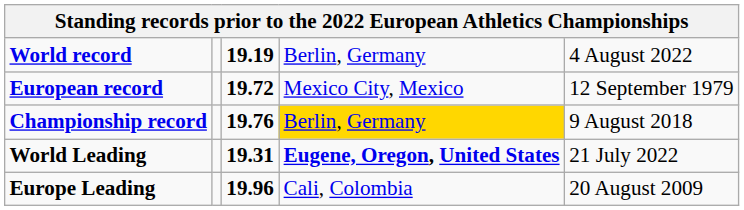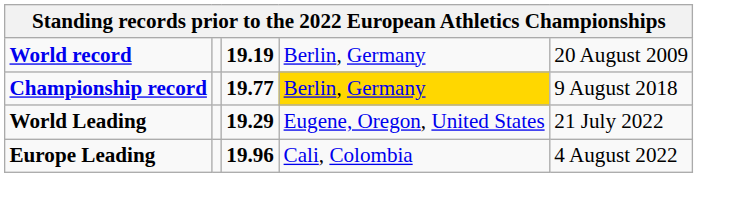(631, 54) 4 August 2022 -> (621, 54) 20 August 2009
- row: (86, 88)
(250, 121) 19.76 -> (250, 88) 19.77
(250, 155) 19.31 -> (250, 121) 19.29
(422, 155) bold -> (414, 121) normal
(636, 188) 20 August 2009 -> (616, 155) 4 August 2022
